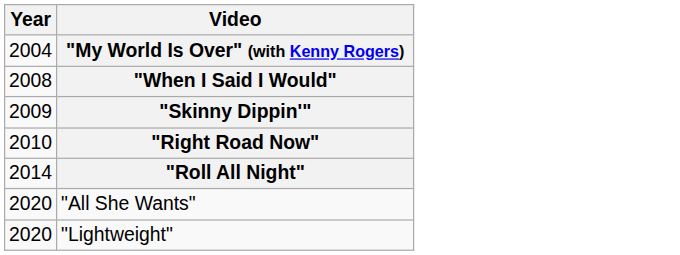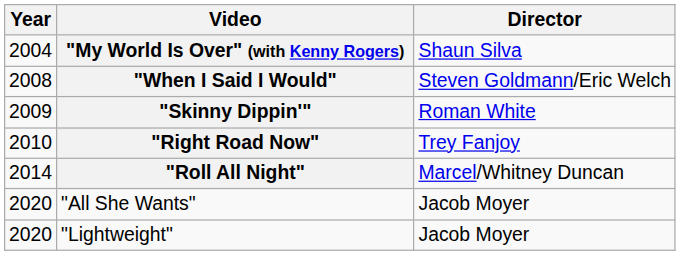+ column: (545, 19)
